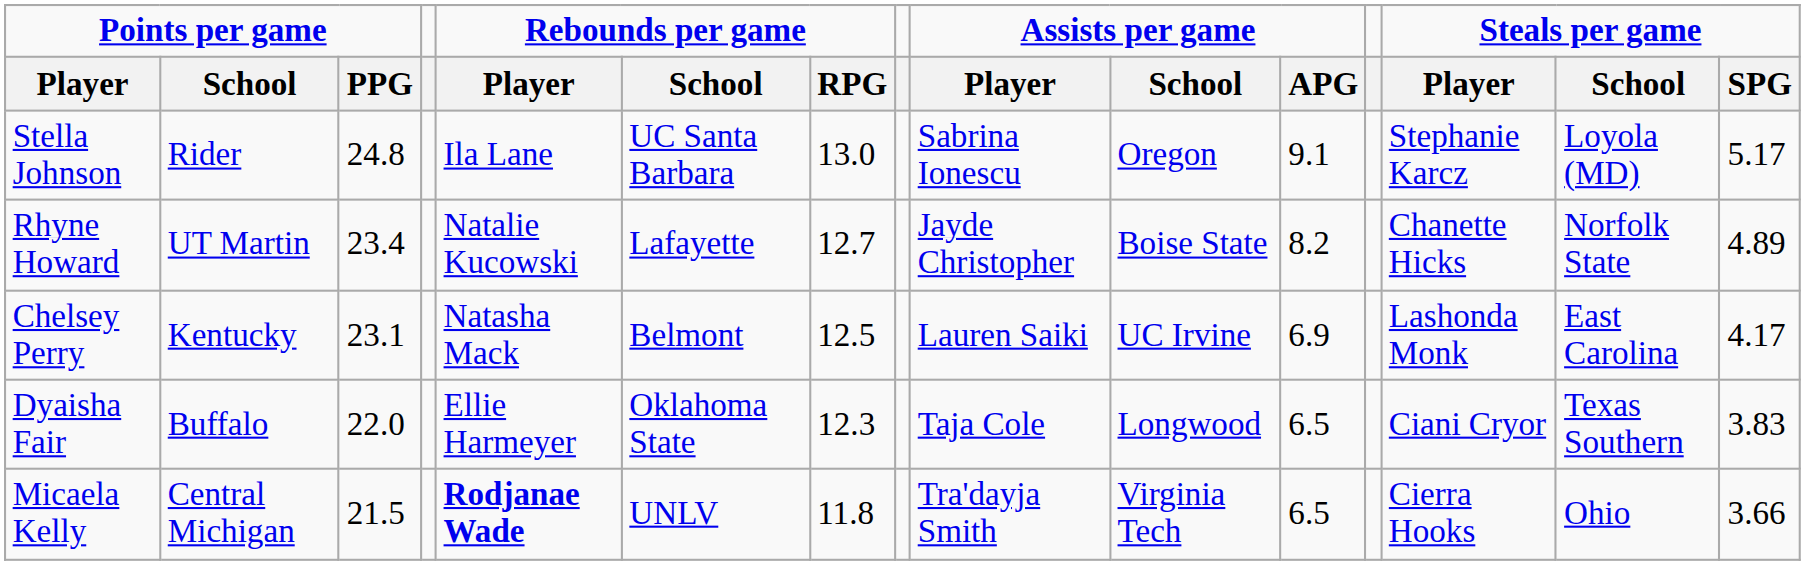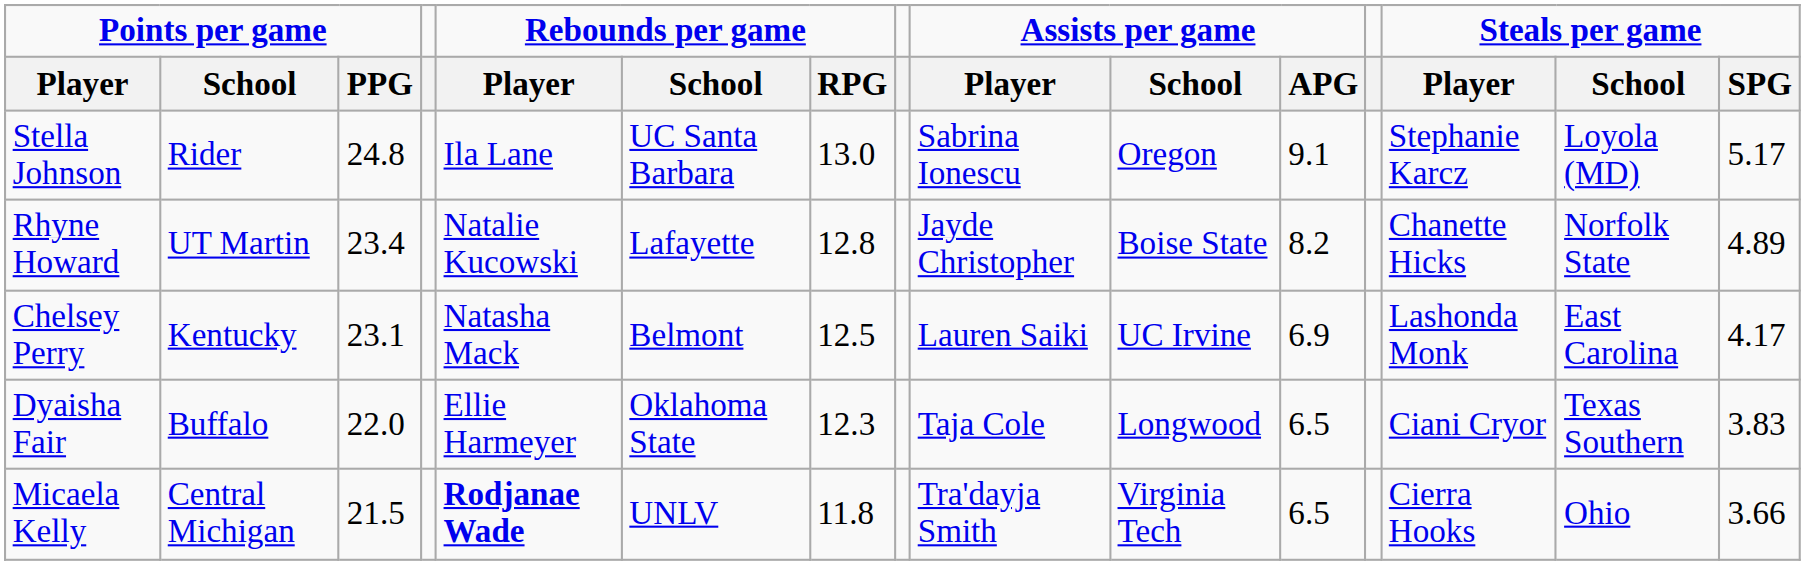(846, 244) 12.7 -> (846, 244) 12.8
